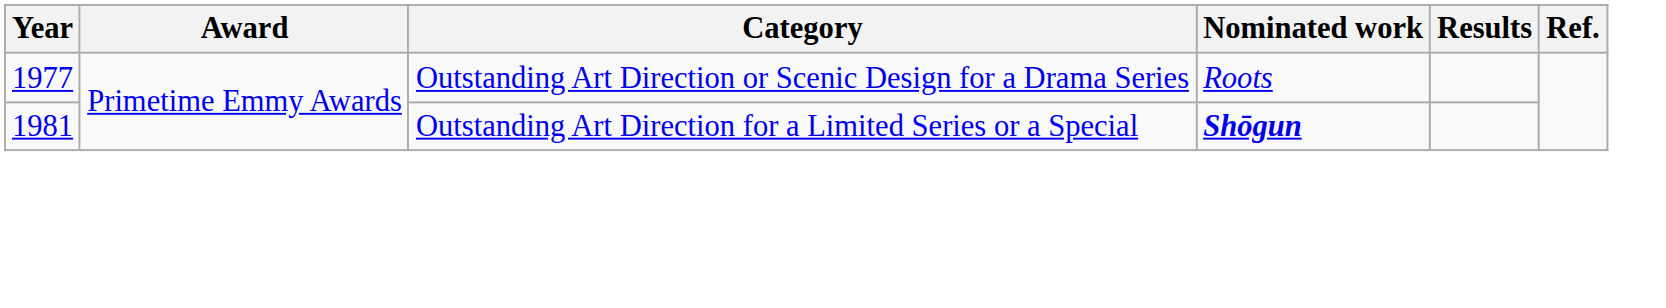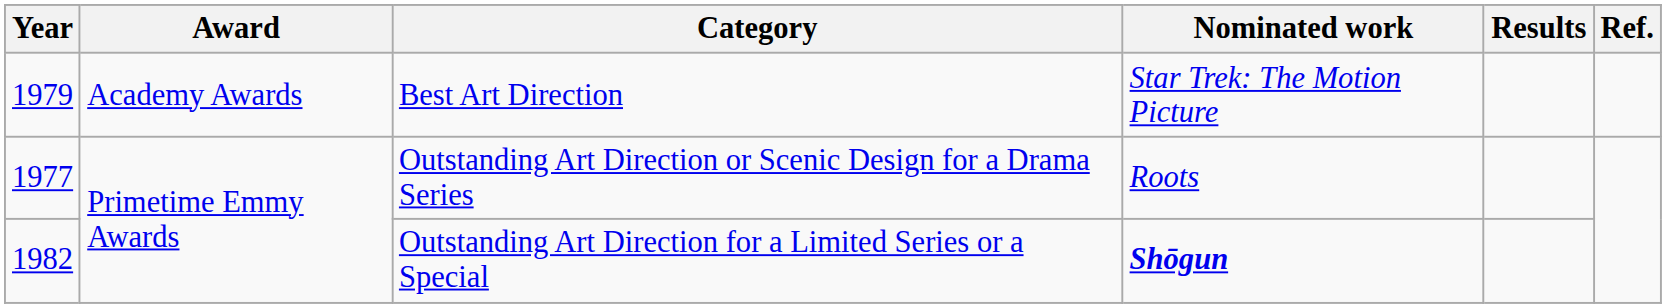+ row: (511, 94)
(43, 125) 1981 -> (43, 260) 1982
